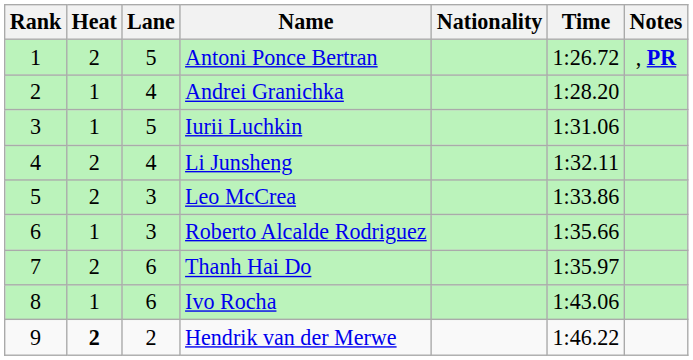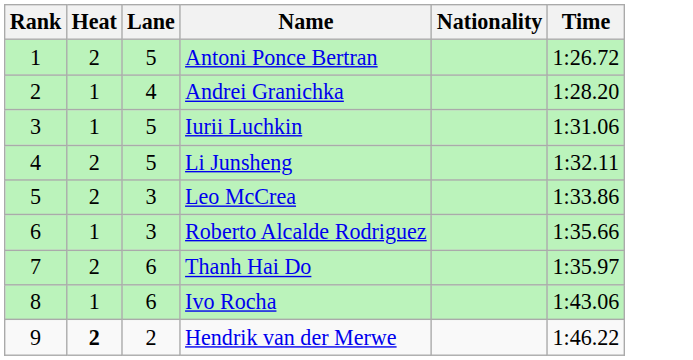- column: (656, 22)
(151, 162) 4 -> (151, 162) 5
